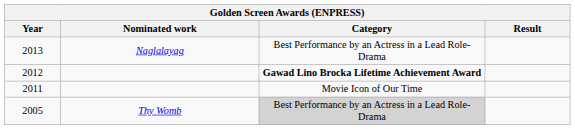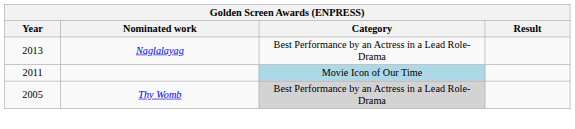- row: (33, 72)
(372, 89) no background -> (372, 72) lightblue background
